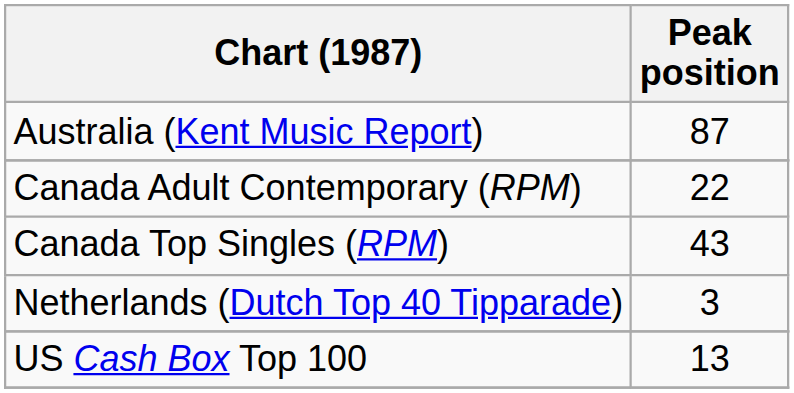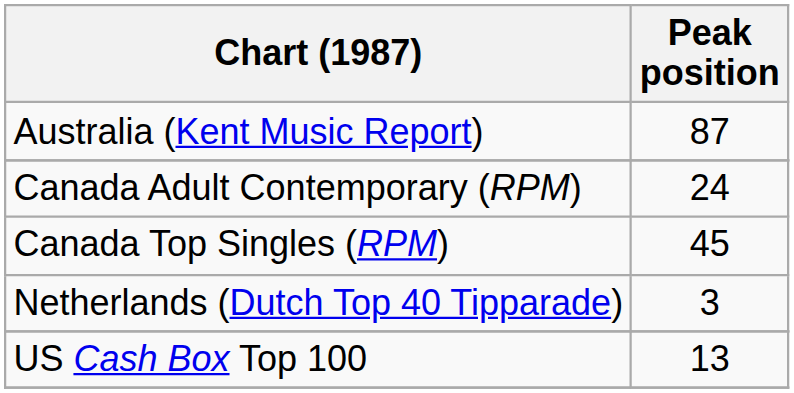(710, 187) 22 -> (710, 187) 24
(710, 244) 43 -> (710, 244) 45
